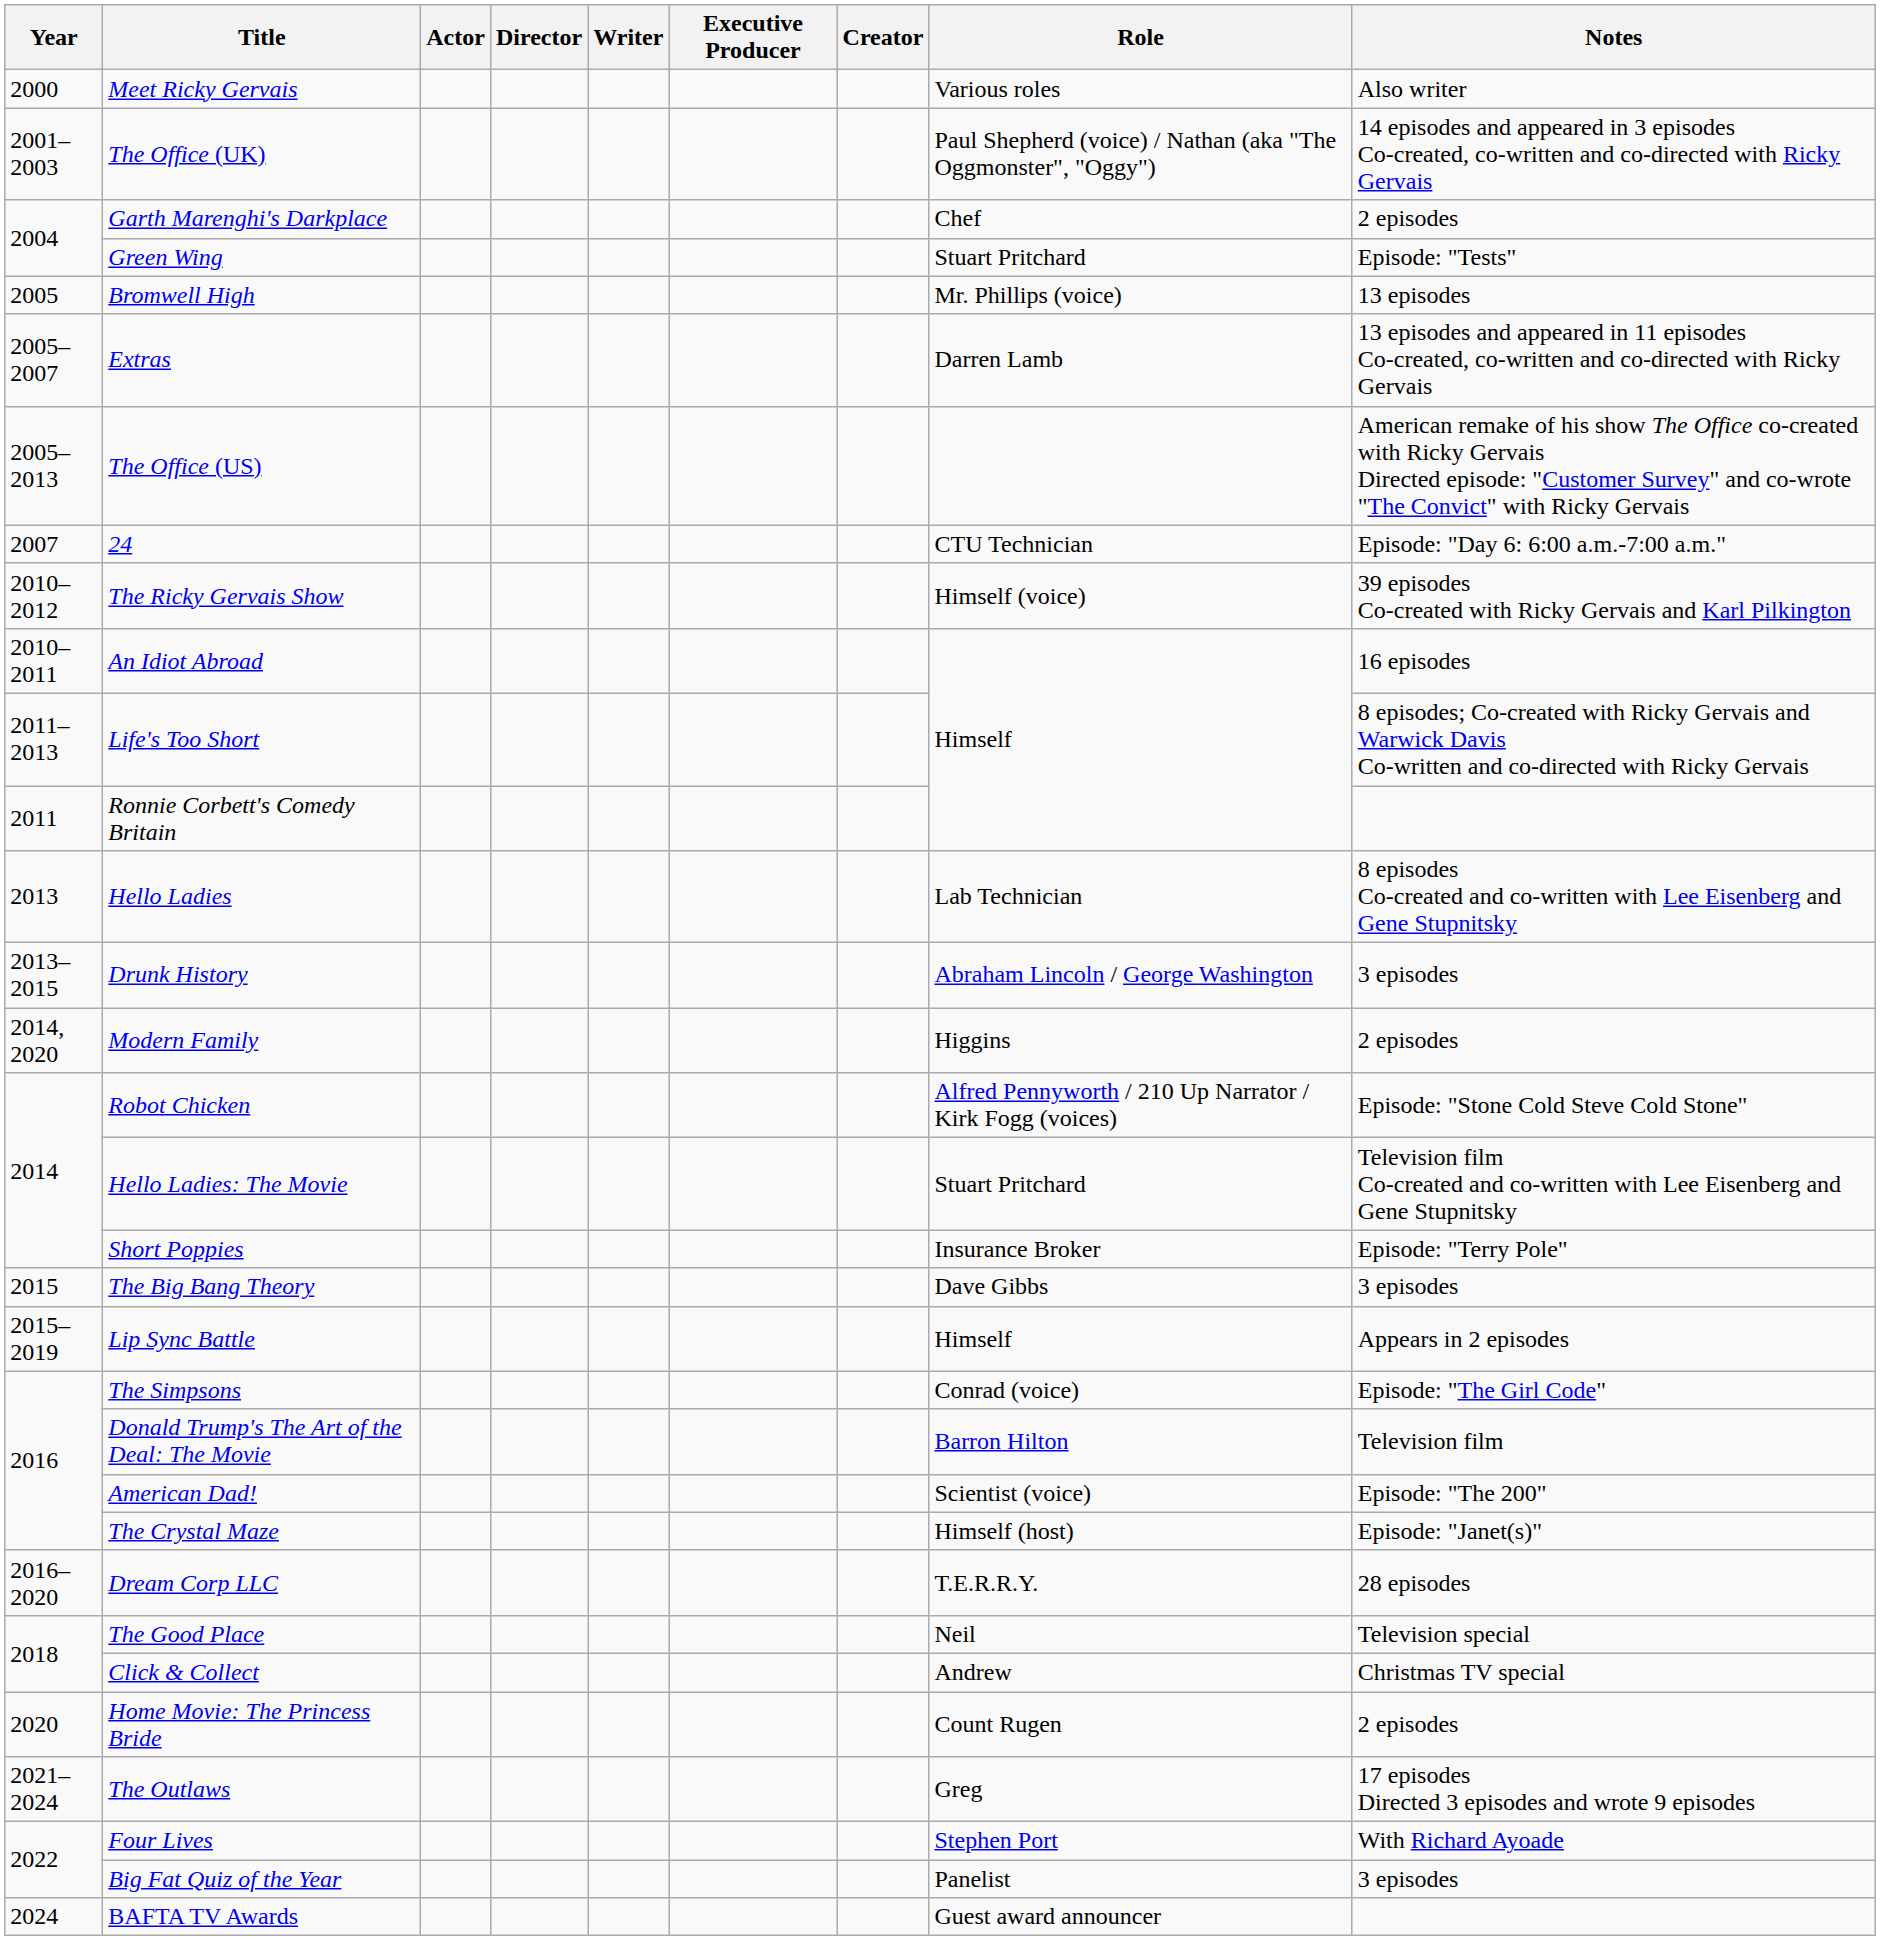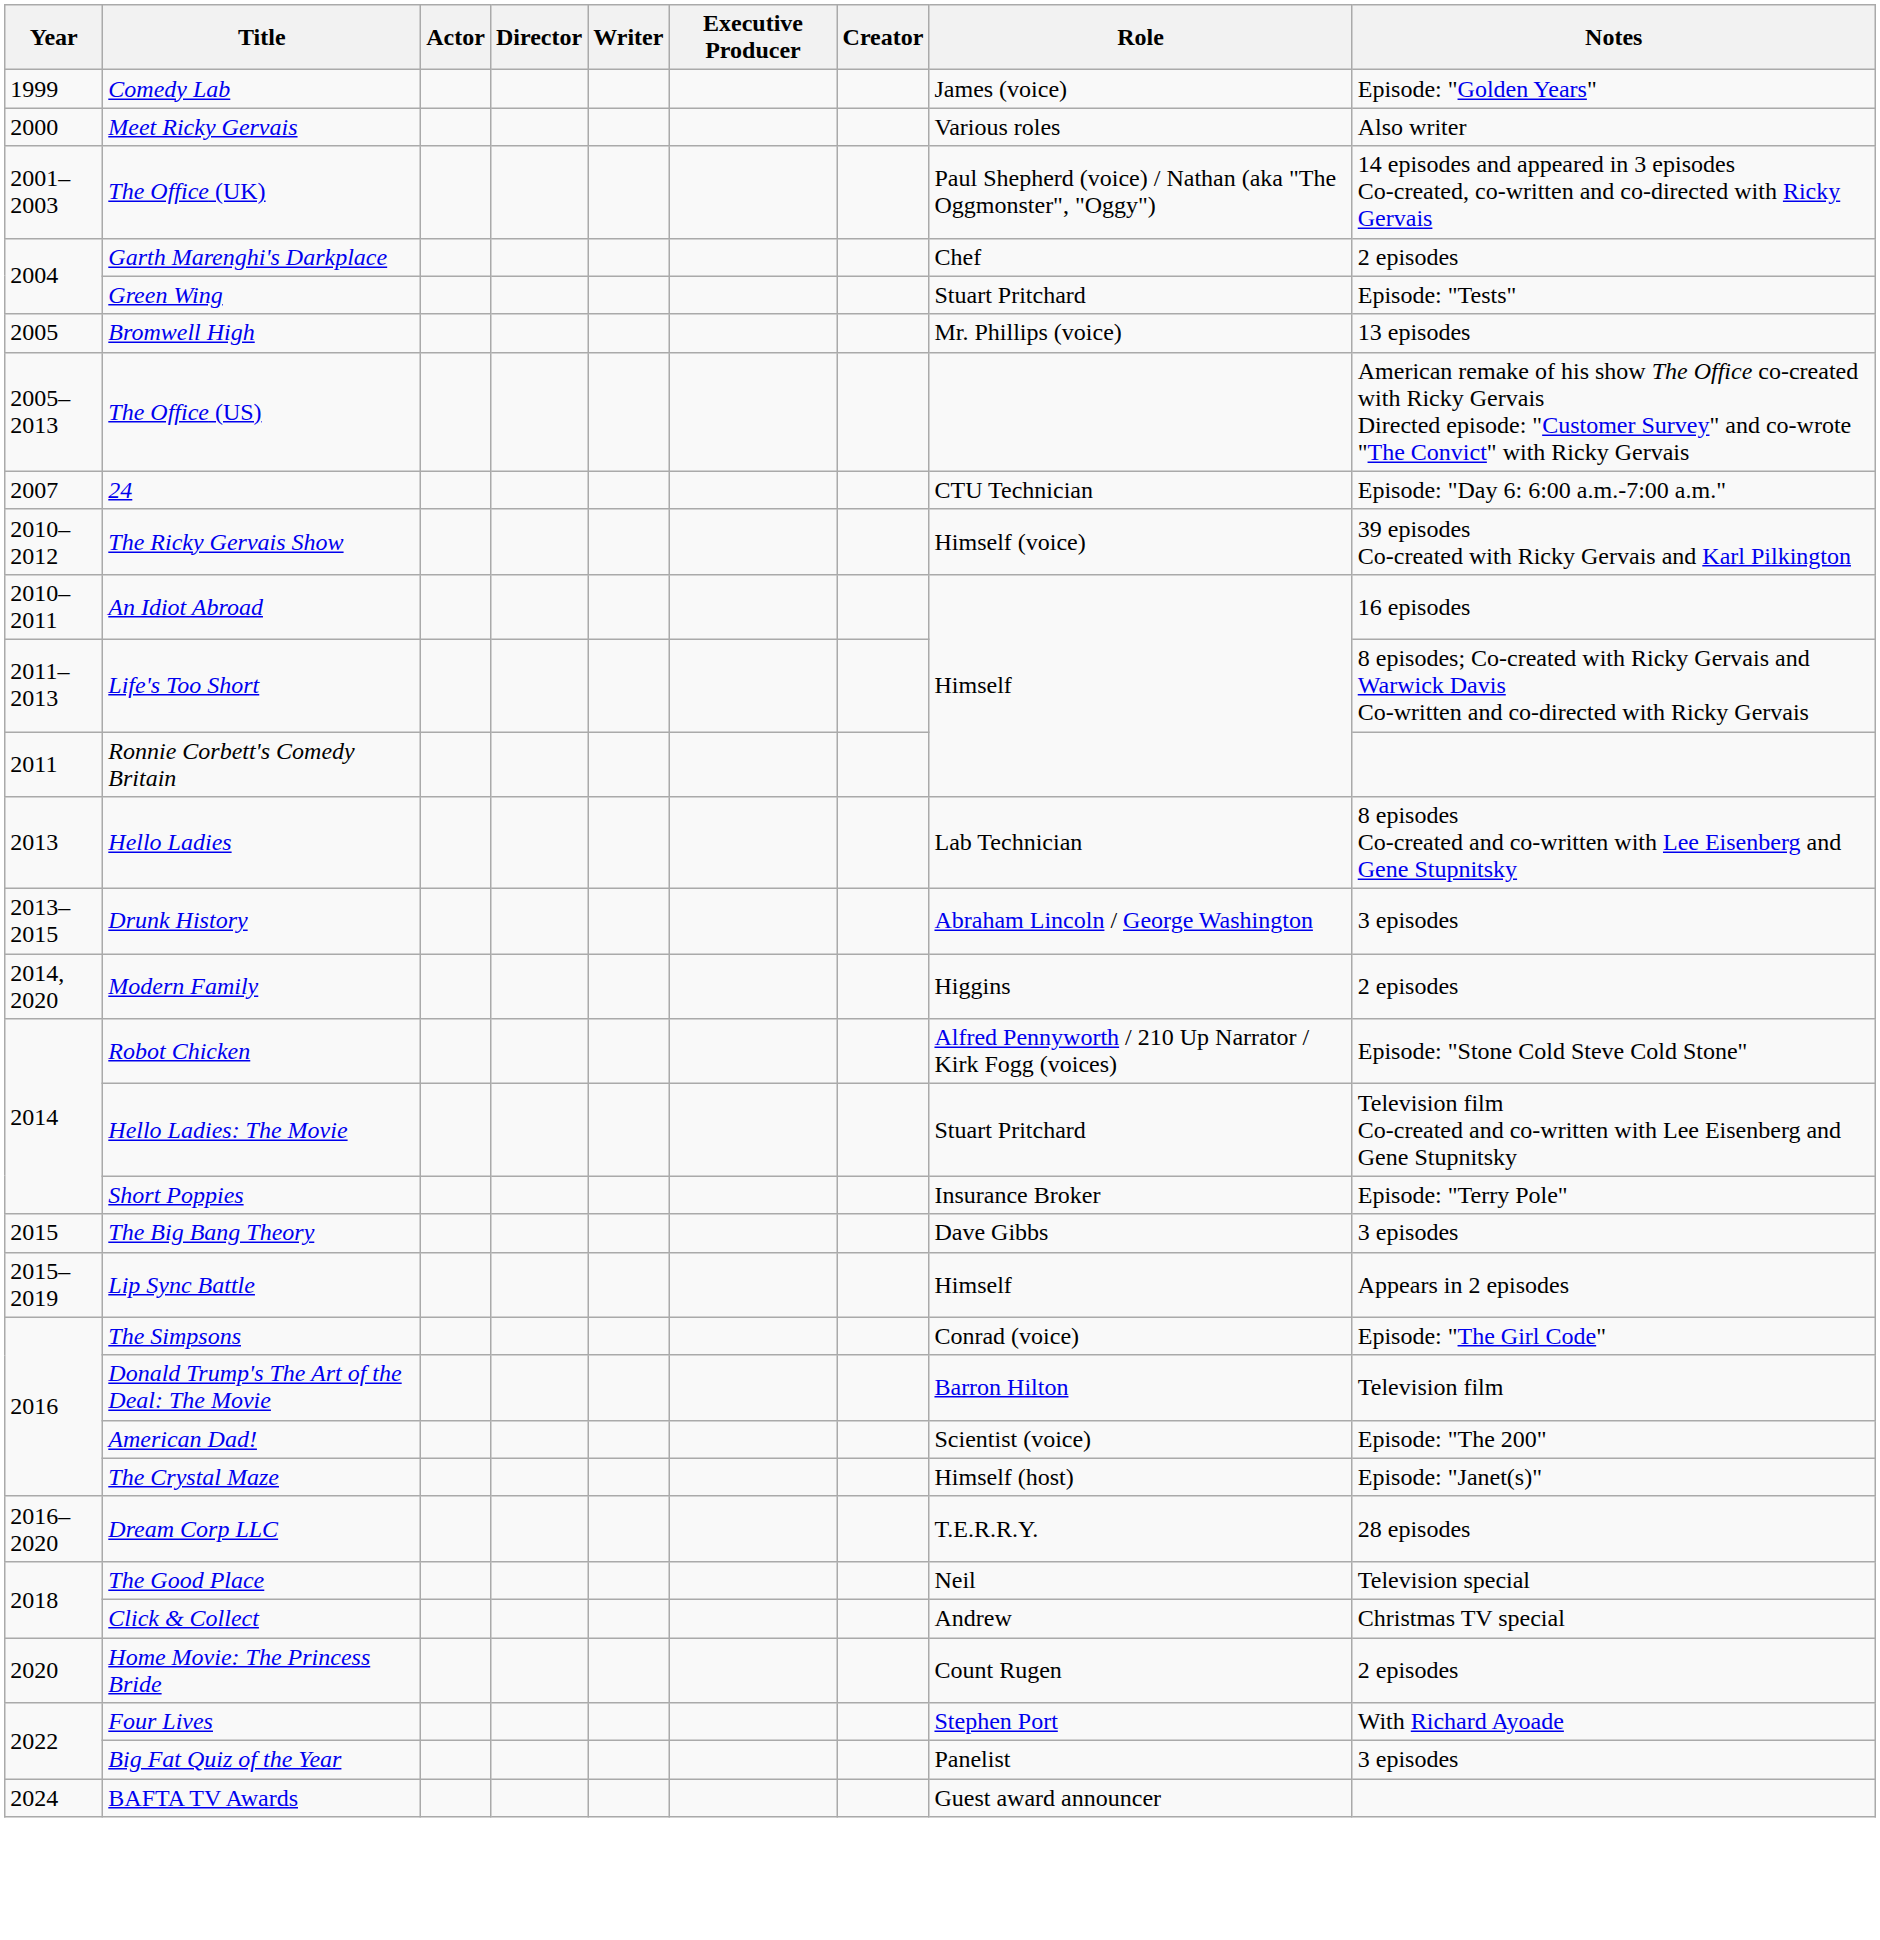+ row: (169, 88)
- row: (140, 359)
- row: (169, 1788)
